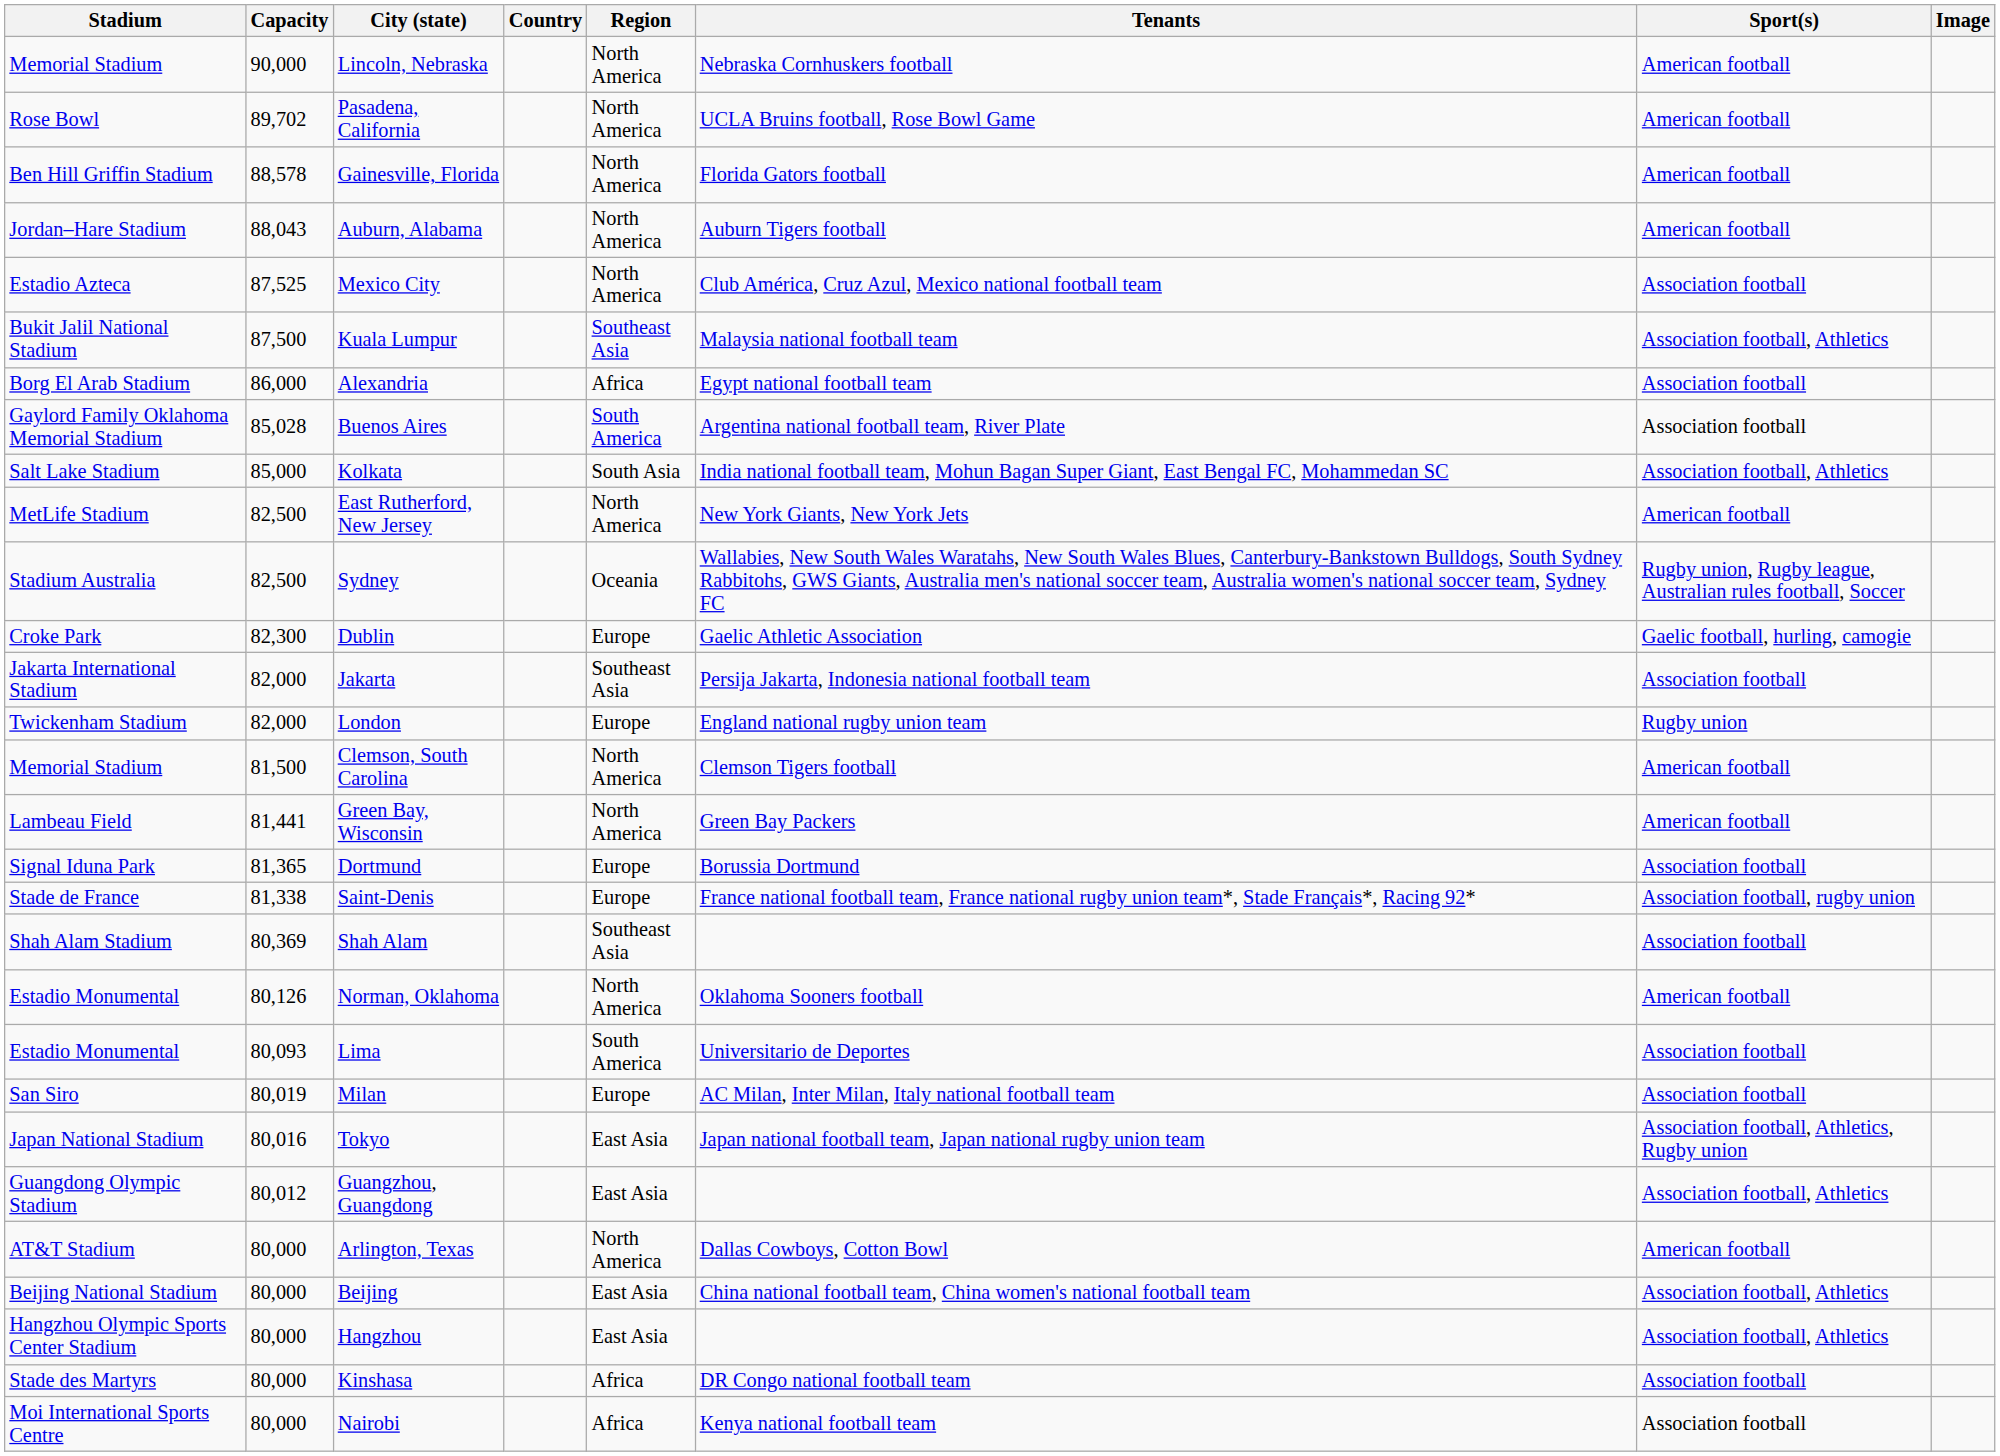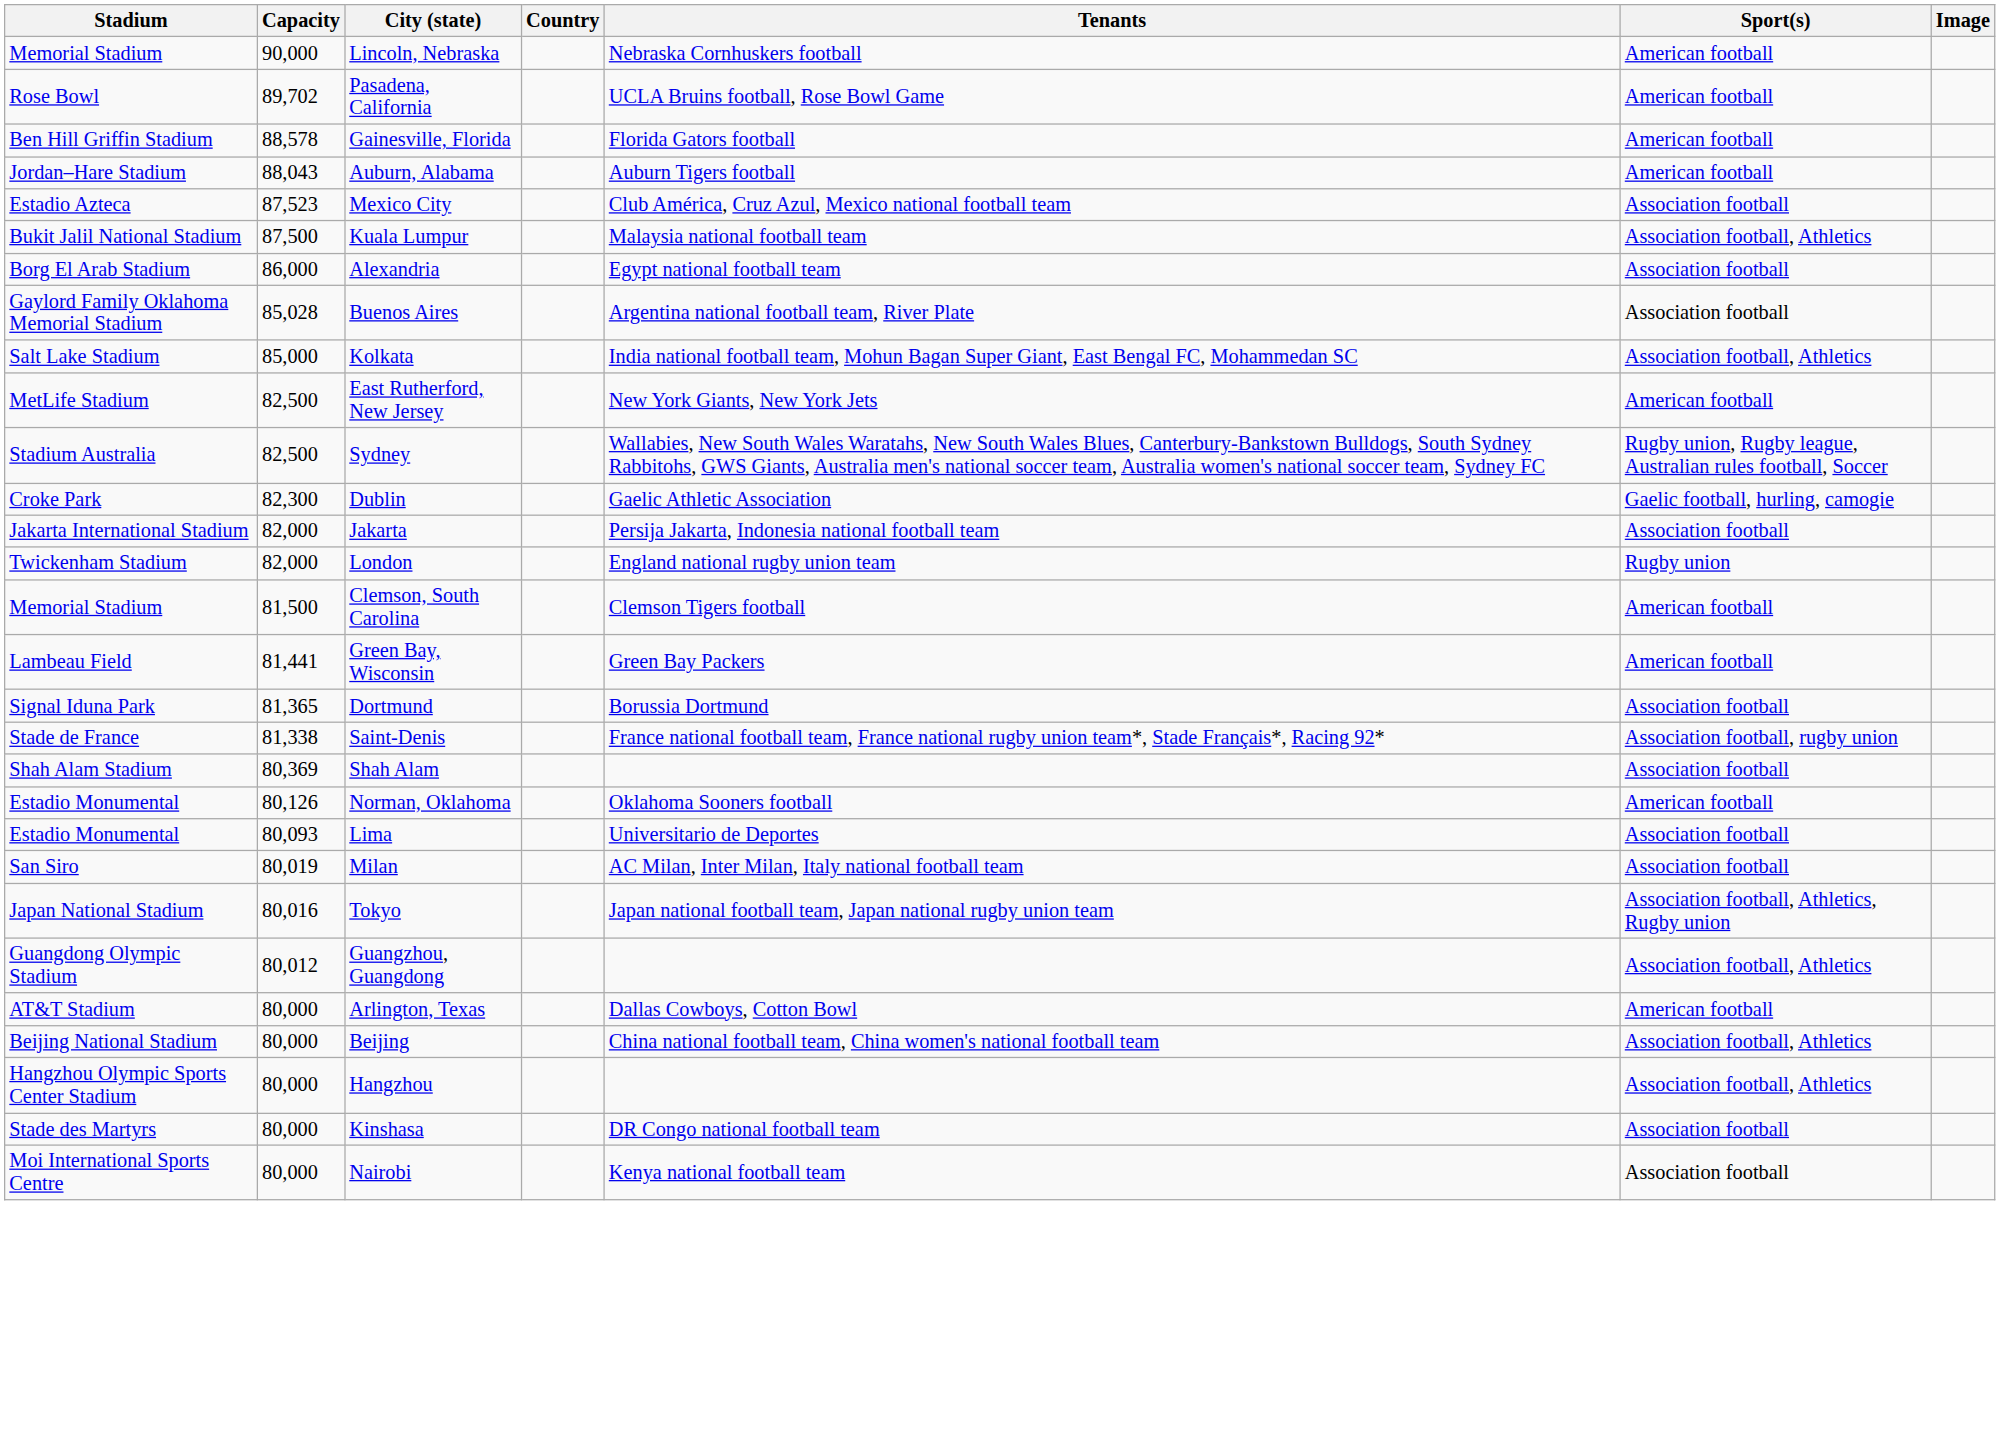- column: (641, 20)
(278, 284) 87,525 -> (290, 204) 87,523
